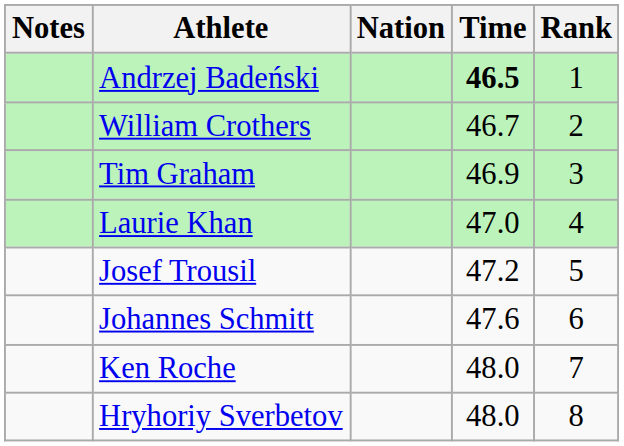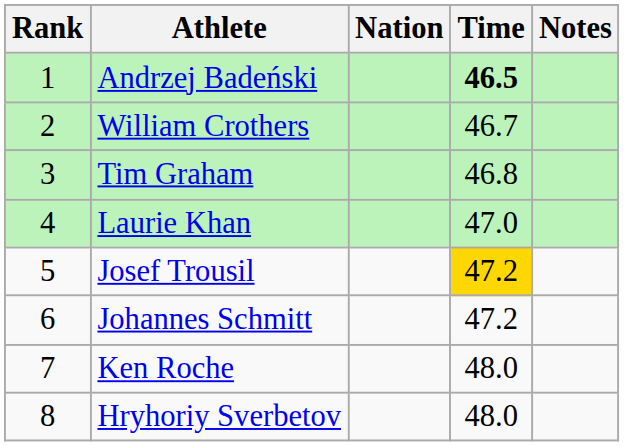columns swapped: (576, 28) <-> (48, 28)
(493, 174) 46.9 -> (491, 174) 46.8
(493, 271) no background -> (491, 271) gold background
(493, 319) 47.6 -> (491, 319) 47.2
